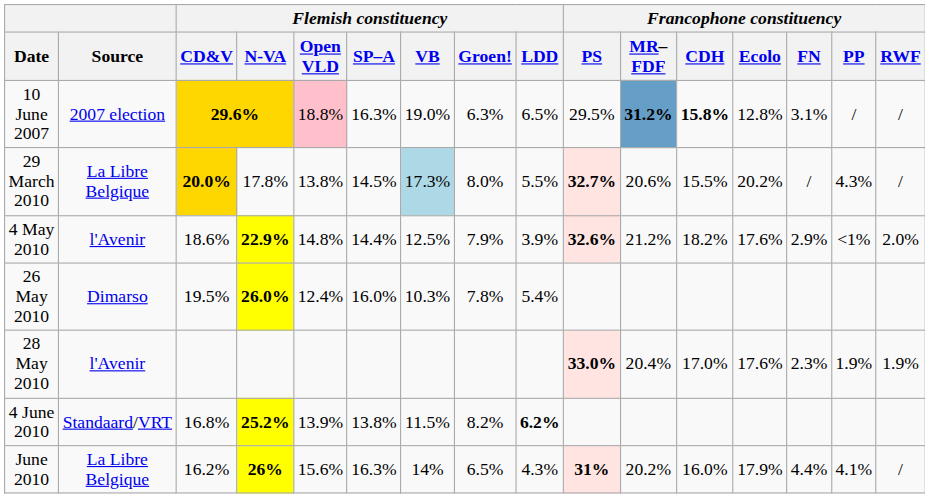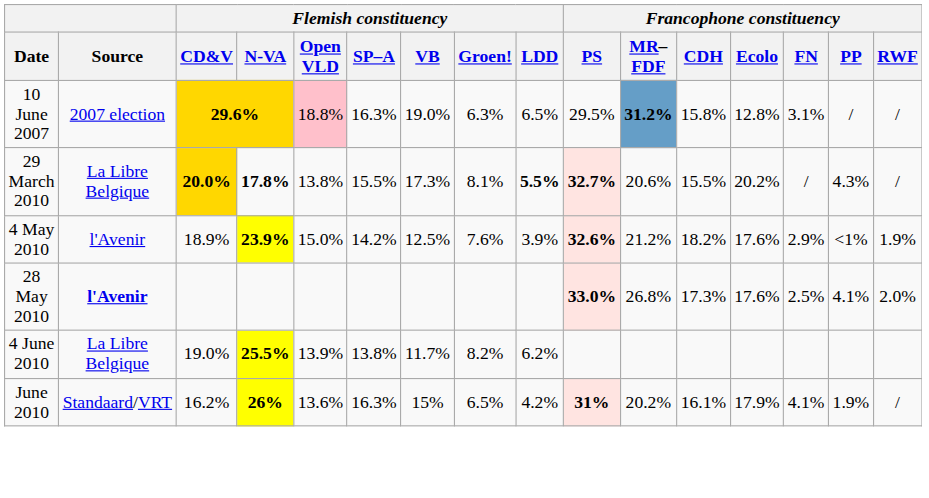(705, 113) bold -> (703, 113) normal
(265, 181) normal -> (265, 181) bold
(374, 181) 14.5% -> (374, 181) 15.5%
(428, 181) lightblue background -> (428, 181) no background
(485, 181) 8.0% -> (485, 181) 8.1%
(540, 181) normal -> (540, 181) bold
(207, 239) 18.6% -> (207, 239) 18.9%
(265, 239) 22.9% -> (265, 239) 23.9%
(320, 239) 14.8% -> (320, 239) 15.0%
(374, 239) 14.4% -> (374, 239) 14.2%
(485, 239) 7.9% -> (485, 239) 7.6%
(901, 239) 2.0% -> (898, 239) 1.9%
- row: (32, 296)
(117, 364) normal -> (117, 296) bold
(648, 364) 20.4% -> (648, 296) 26.8%
(705, 364) 17.0% -> (703, 296) 17.3%
(809, 364) 2.3% -> (806, 296) 2.5%
(854, 364) 1.9% -> (851, 296) 4.1%
(901, 364) 1.9% -> (898, 296) 2.0%
(117, 421) Standaard/VRT -> (117, 354) La Libre Belgique
(207, 421) 16.8% -> (207, 354) 19.0%
(265, 421) 25.2% -> (265, 354) 25.5%
(428, 421) 11.5% -> (428, 354) 11.7%
(540, 421) bold -> (540, 354) normal
(117, 469) La Libre Belgique -> (117, 401) Standaard/VRT
(320, 469) 15.6% -> (320, 401) 13.6%
(428, 469) 14% -> (428, 401) 15%
(540, 469) 4.3% -> (540, 401) 4.2%
(705, 469) 16.0% -> (703, 401) 16.1%
(809, 469) 4.4% -> (806, 401) 4.1%
(854, 469) 4.1% -> (851, 401) 1.9%
